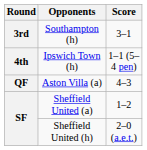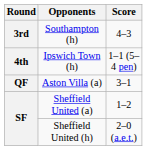(124, 34) 3–1 -> (124, 34) 4–3
(124, 83) 4–3 -> (124, 83) 3–1
